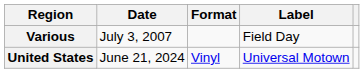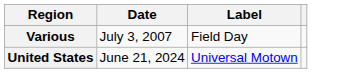- column: (214, 15)
